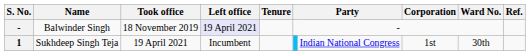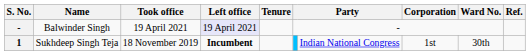(161, 27) 18 November 2019 -> (161, 27) 19 April 2021
(161, 43) 19 April 2021 -> (161, 43) 18 November 2019
(230, 43) normal -> (230, 43) bold
